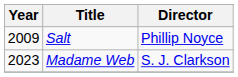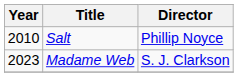(24, 38) 2009 -> (24, 38) 2010
